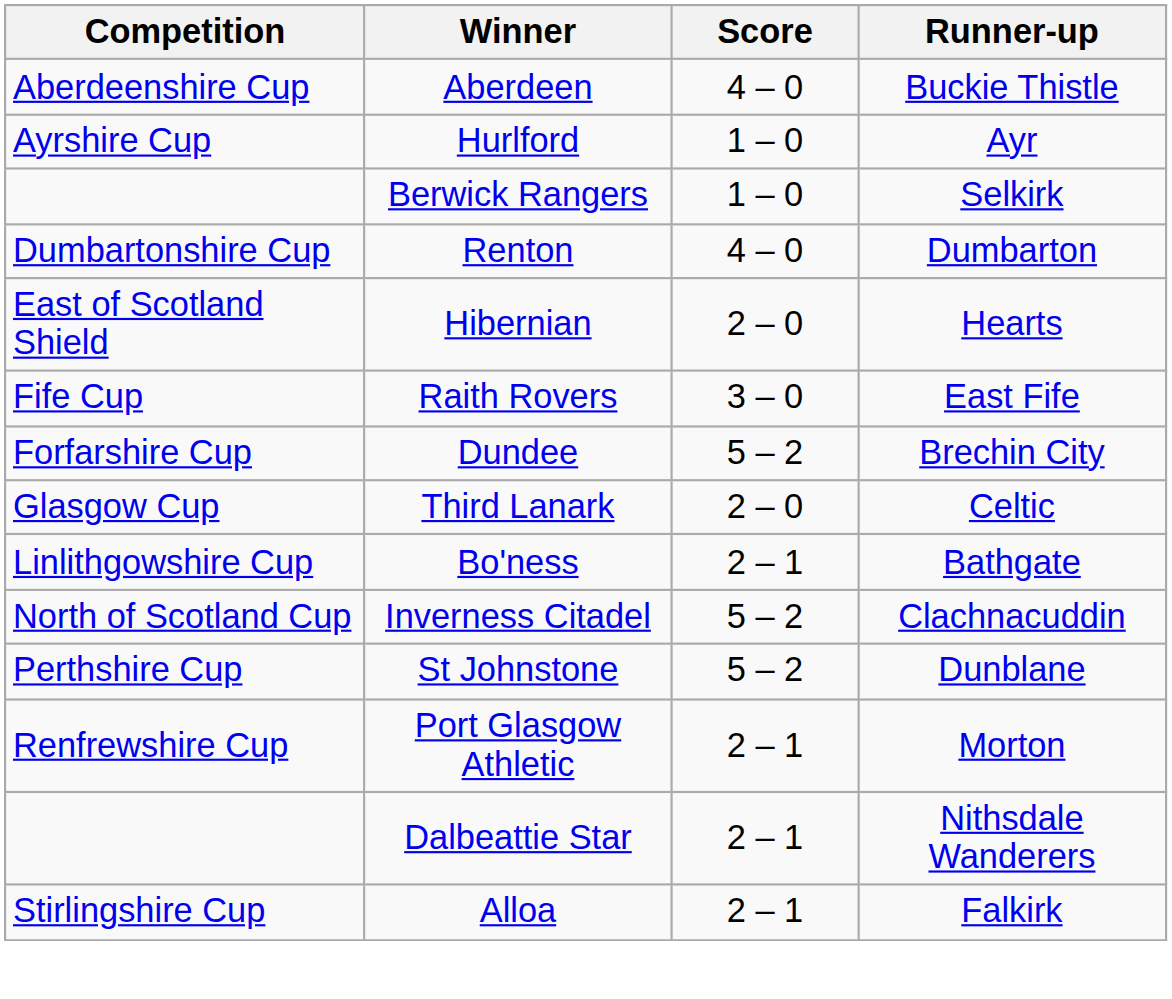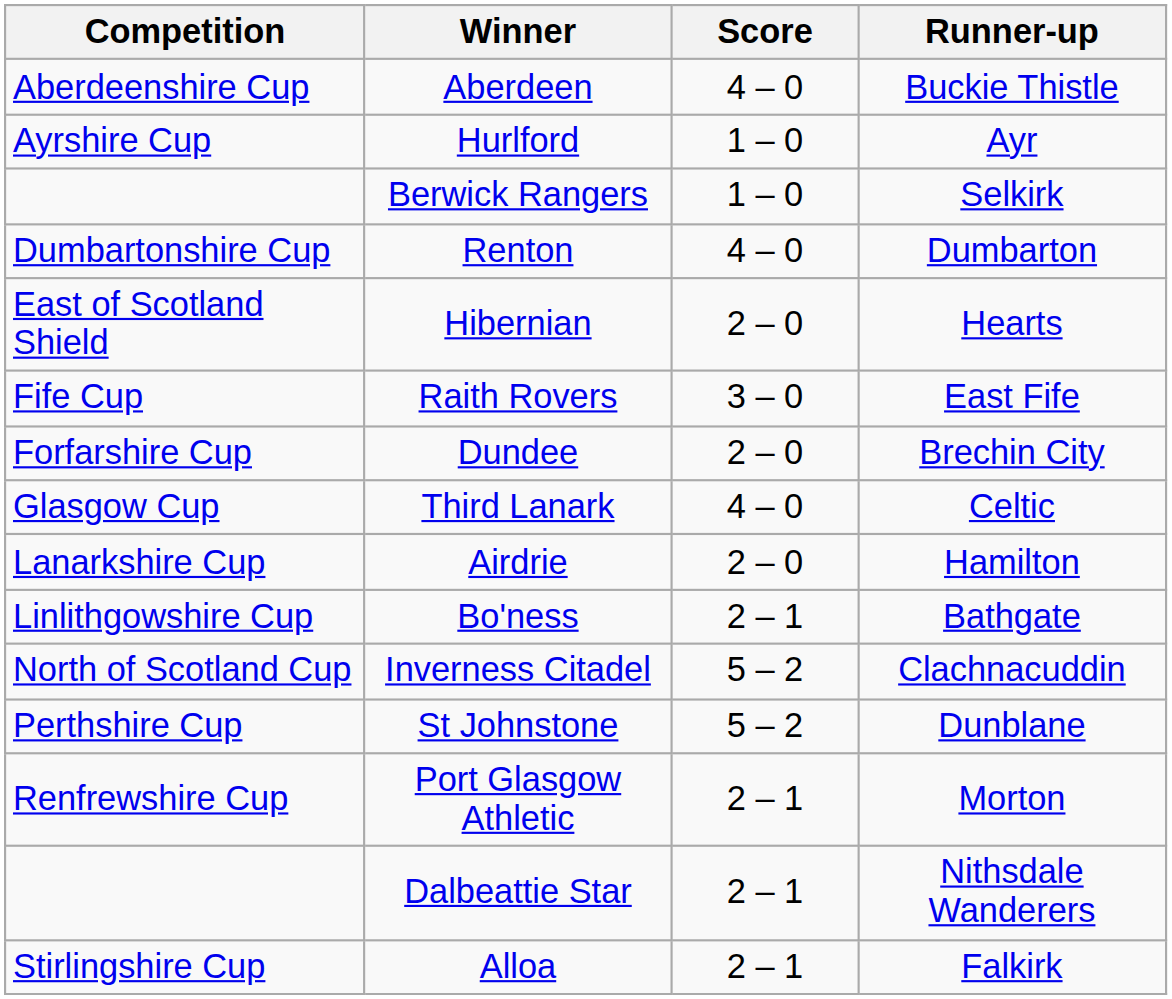(765, 452) 5 – 2 -> (765, 452) 2 – 0
(765, 506) 2 – 0 -> (765, 506) 4 – 0
+ row: (518, 561)
